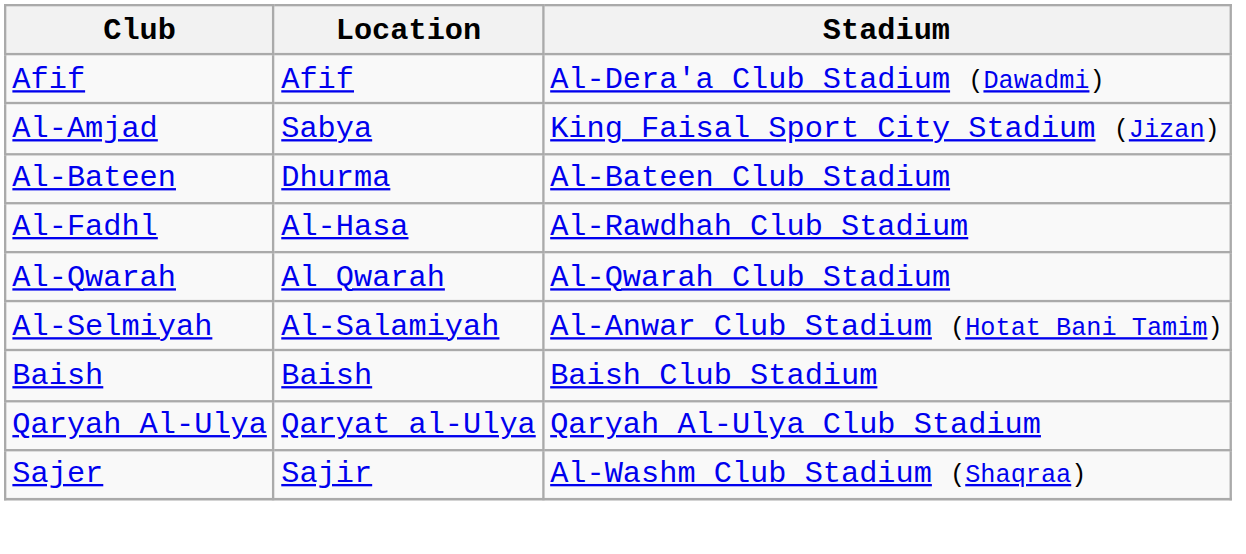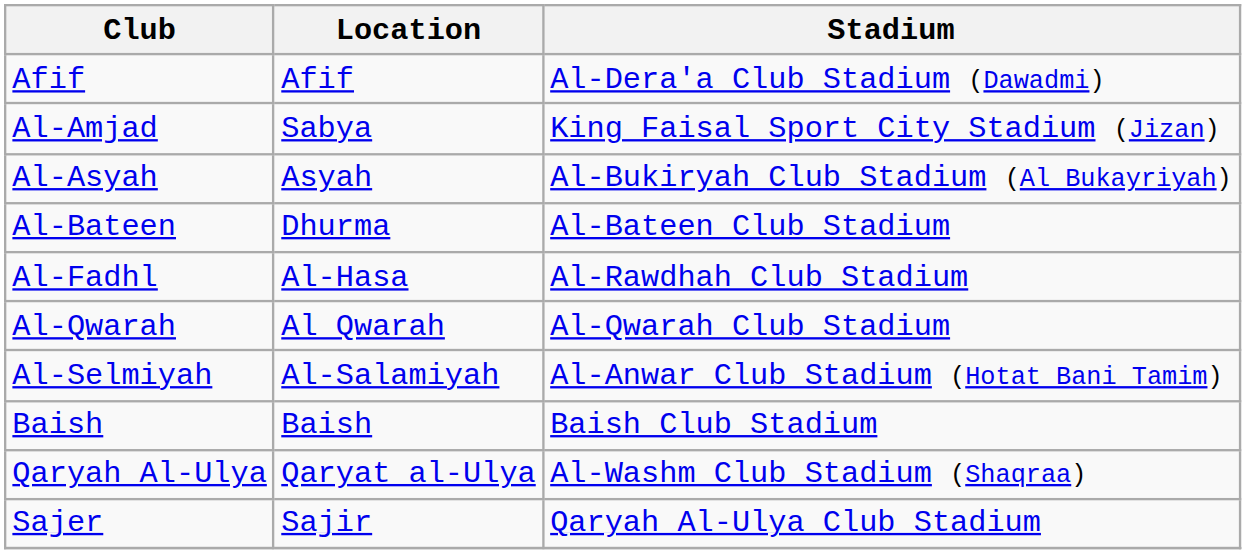+ row: (85, 178)
(796, 425) Qaryah Al-Ulya Club Stadium -> (818, 474) Al-Washm Club Stadium (Shaqraa)
(818, 474) Al-Washm Club Stadium (Shaqraa) -> (796, 524) Qaryah Al-Ulya Club Stadium
